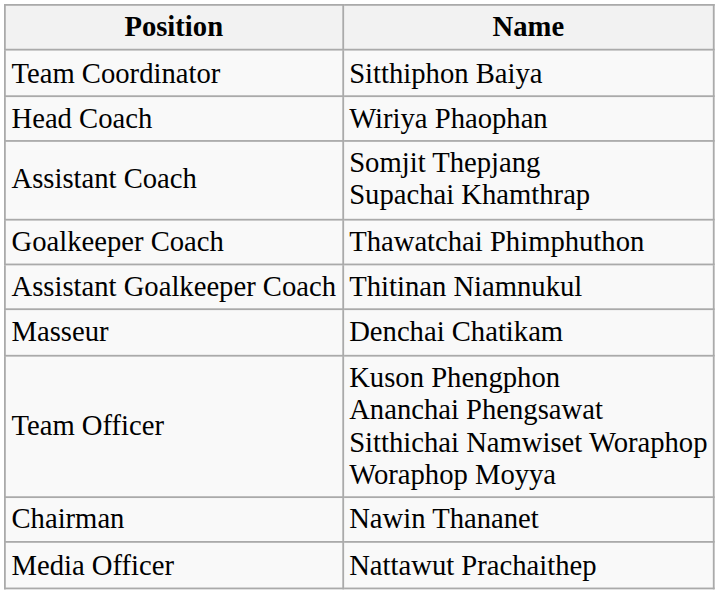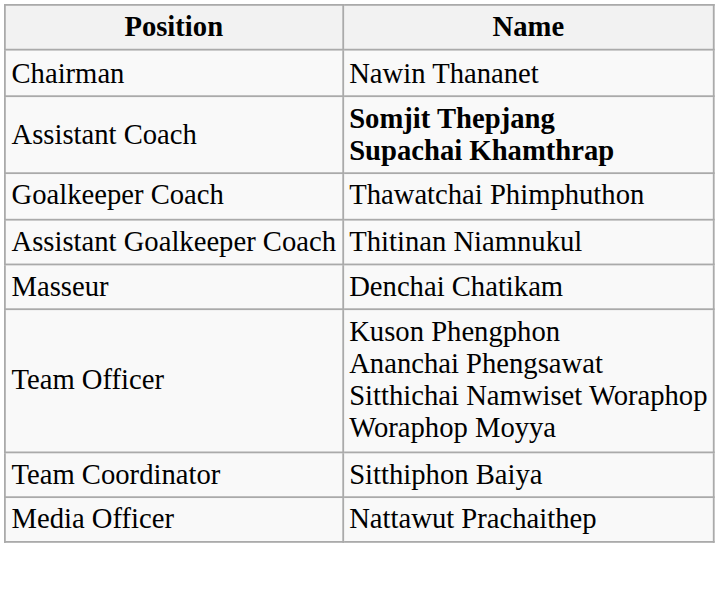rows swapped: (68, 519) <-> (116, 72)
- row: (82, 118)
(470, 179) normal -> (482, 134) bold
